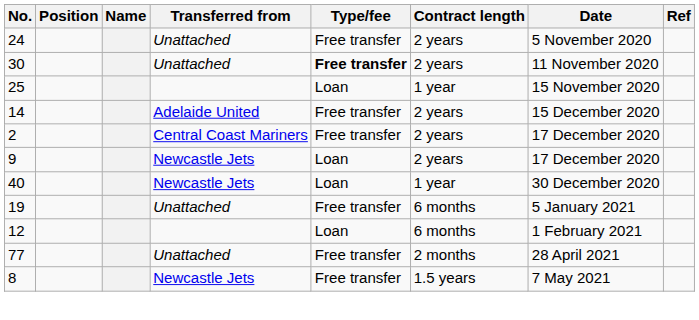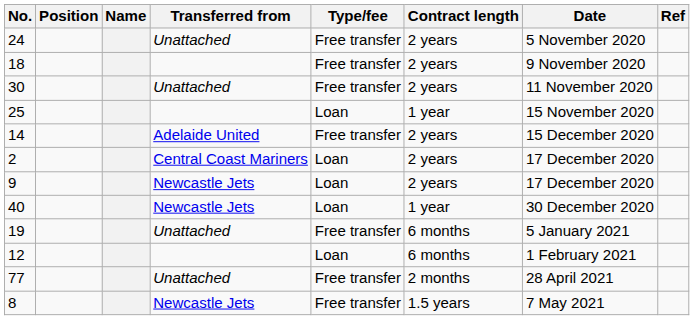+ row: (16, 64)
(361, 64) bold -> (358, 87) normal
(358, 135) Free transfer -> (332, 159) Loan
